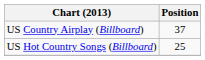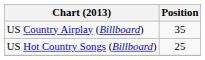(180, 30) 37 -> (180, 30) 35
